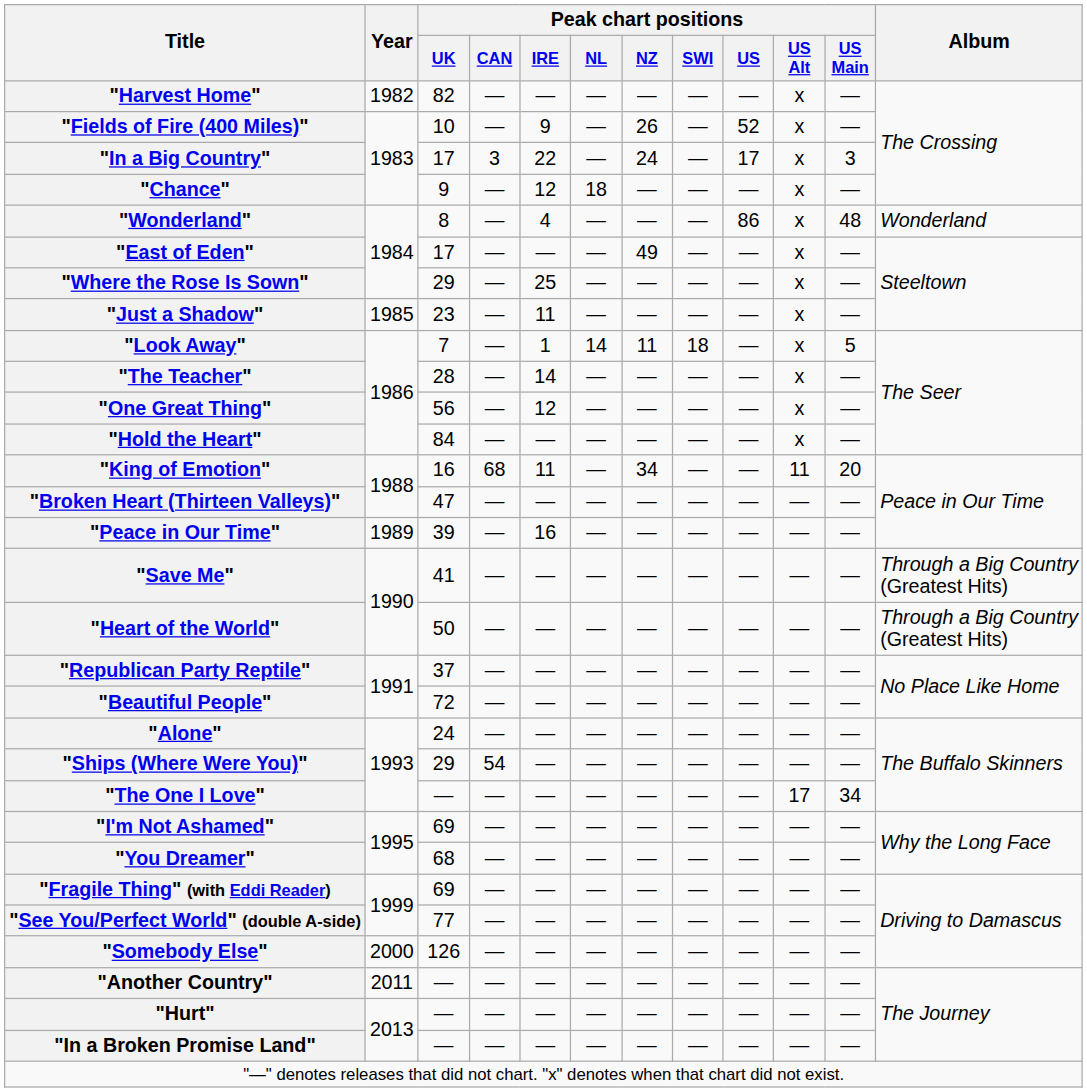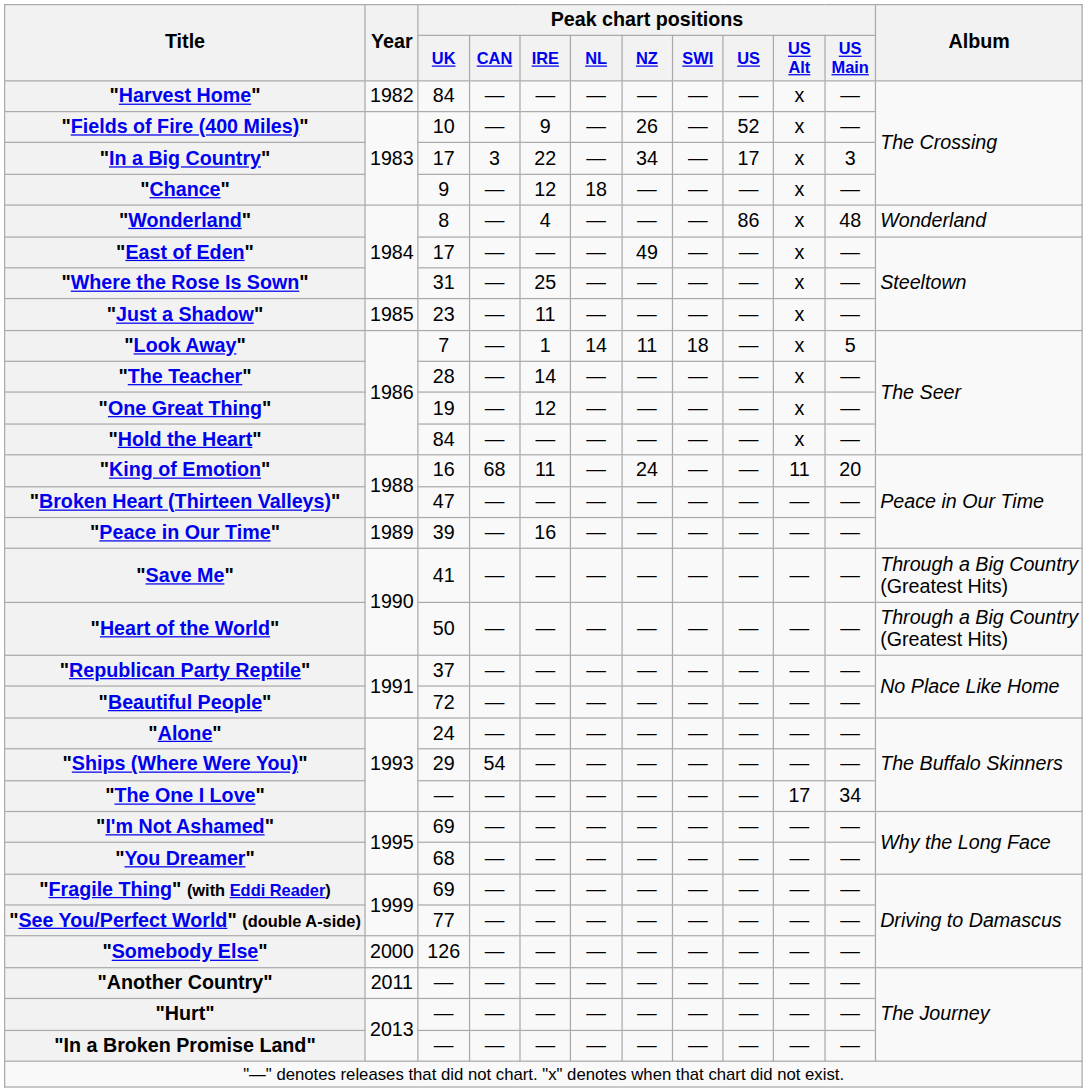(444, 95) 82 -> (444, 95) 84
(647, 158) 24 -> (647, 158) 34
(444, 283) 29 -> (444, 283) 31
(444, 408) 56 -> (444, 408) 19
(647, 470) 34 -> (647, 470) 24
